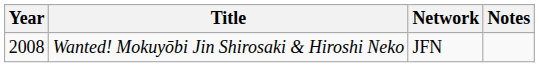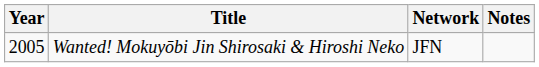(27, 47) 2008 -> (27, 47) 2005
